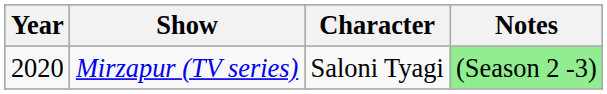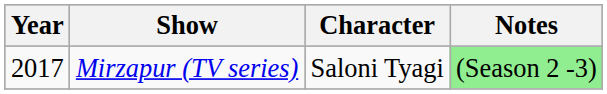(37, 67) 2020 -> (37, 67) 2017
